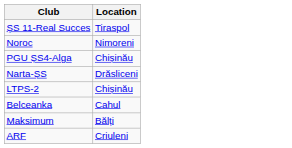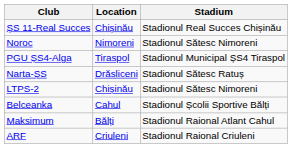+ column: (214, 12)
(112, 27) Tiraspol -> (114, 27) Chișinău
(114, 58) Chișinău -> (112, 58) Tiraspol
